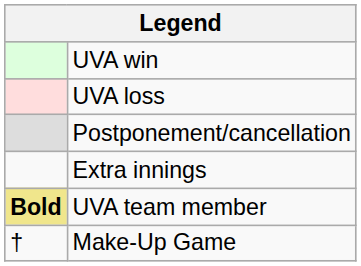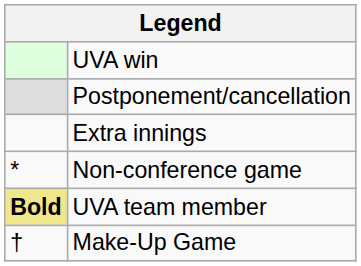- row: (119, 97)
+ row: (187, 170)
